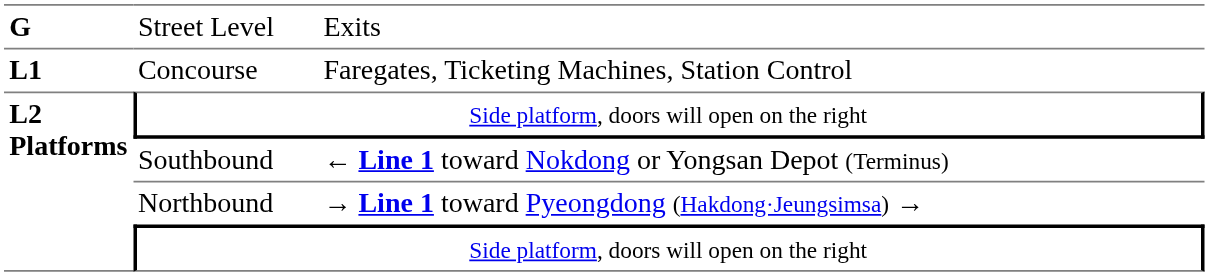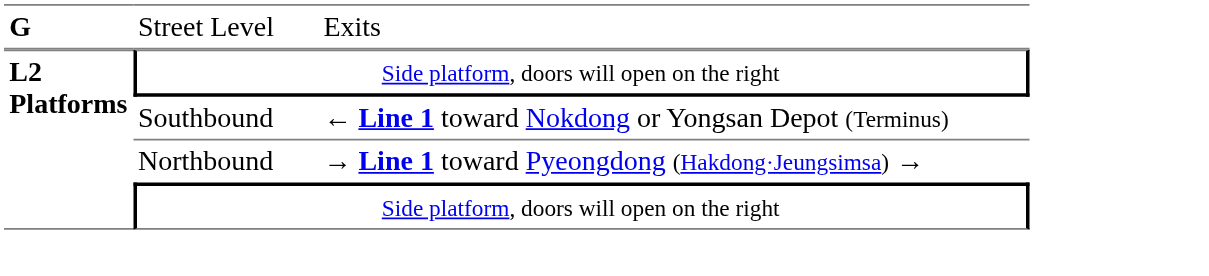- row: (198, 70)
